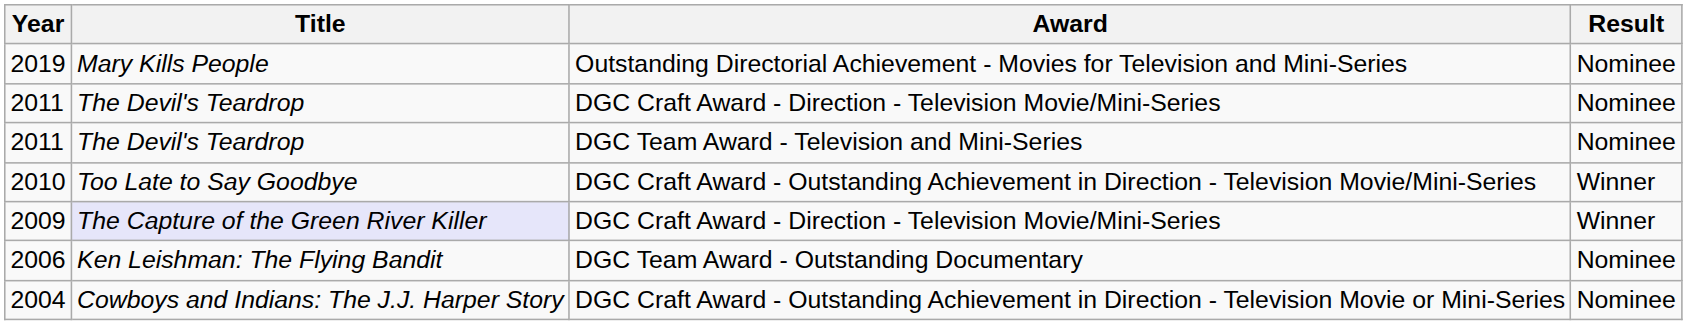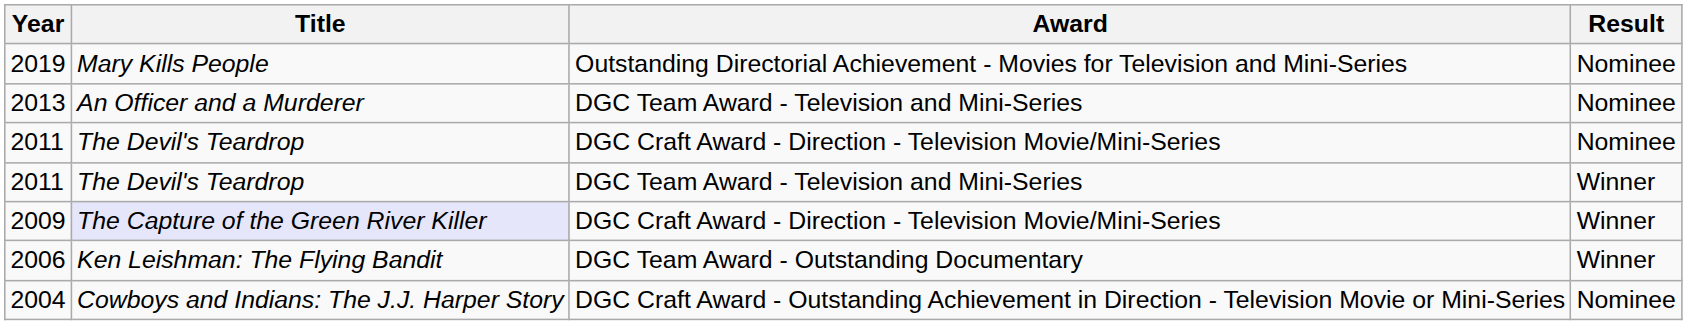+ row: (38, 102)
(1626, 142) Nominee -> (1616, 181) Winner
- row: (38, 181)
(1626, 260) Nominee -> (1616, 260) Winner
